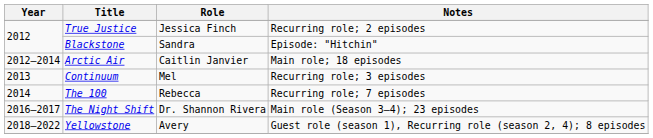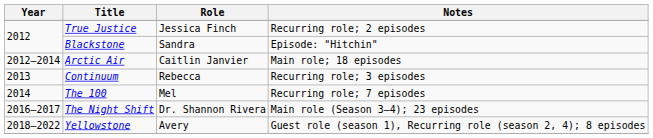(168, 77) Mel -> (180, 77) Rebecca
(180, 93) Rebecca -> (168, 93) Mel
